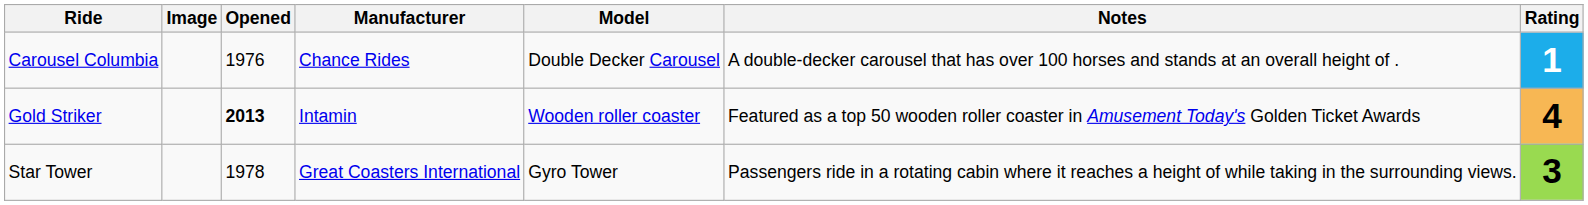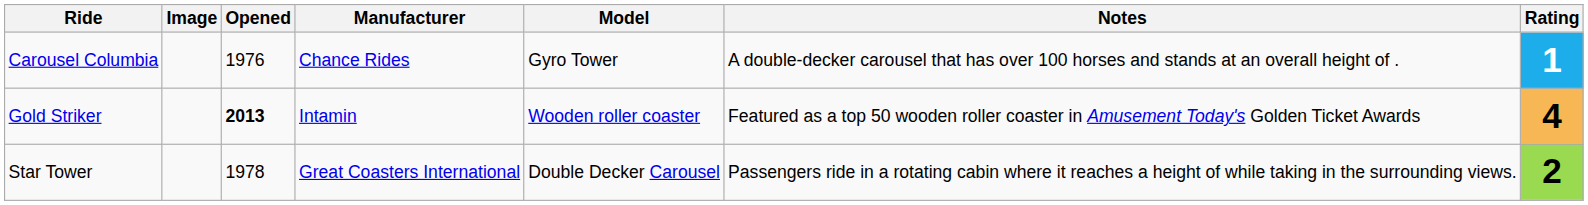(624, 60) Double Decker Carousel -> (573, 60) Gyro Tower
(573, 172) Gyro Tower -> (624, 172) Double Decker Carousel
(1552, 172) 3 -> (1552, 172) 2
